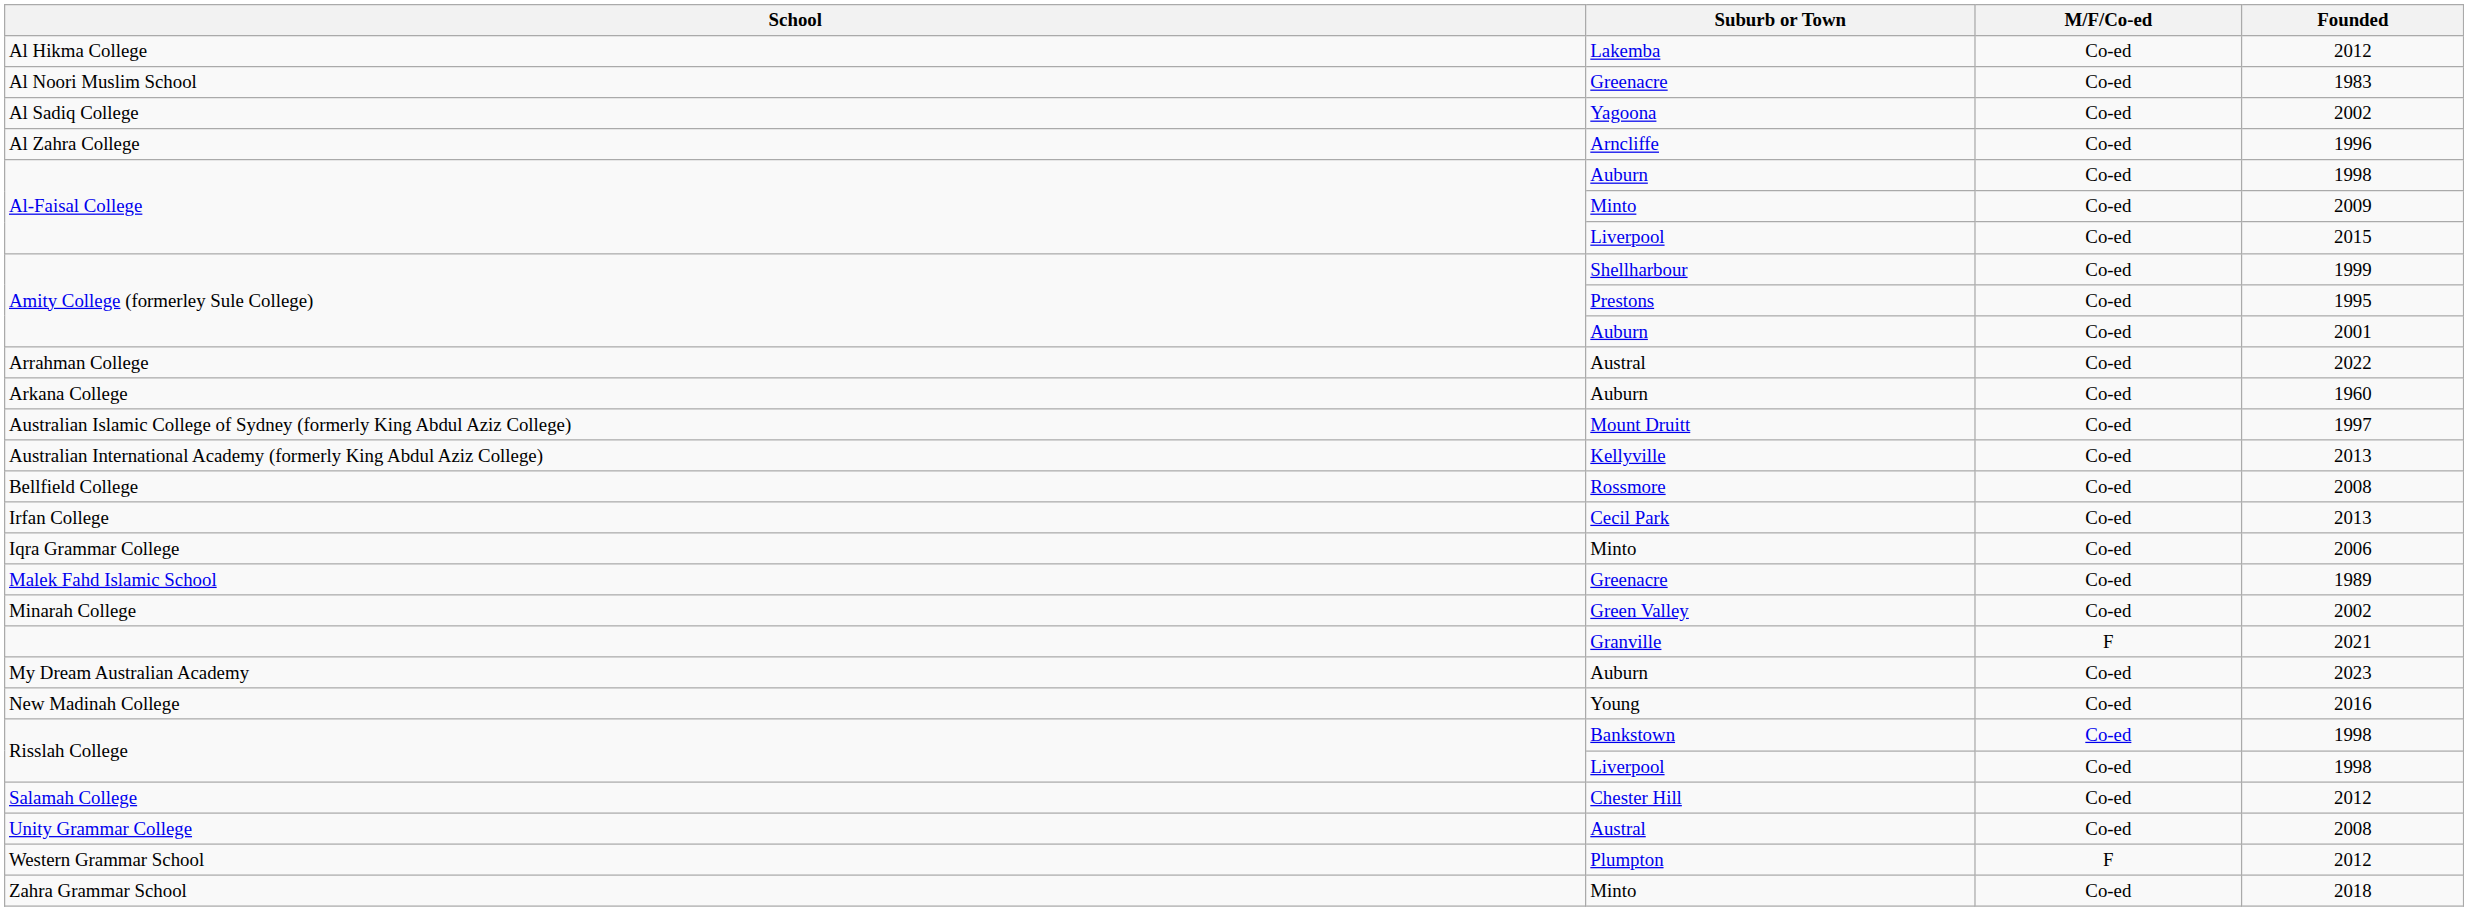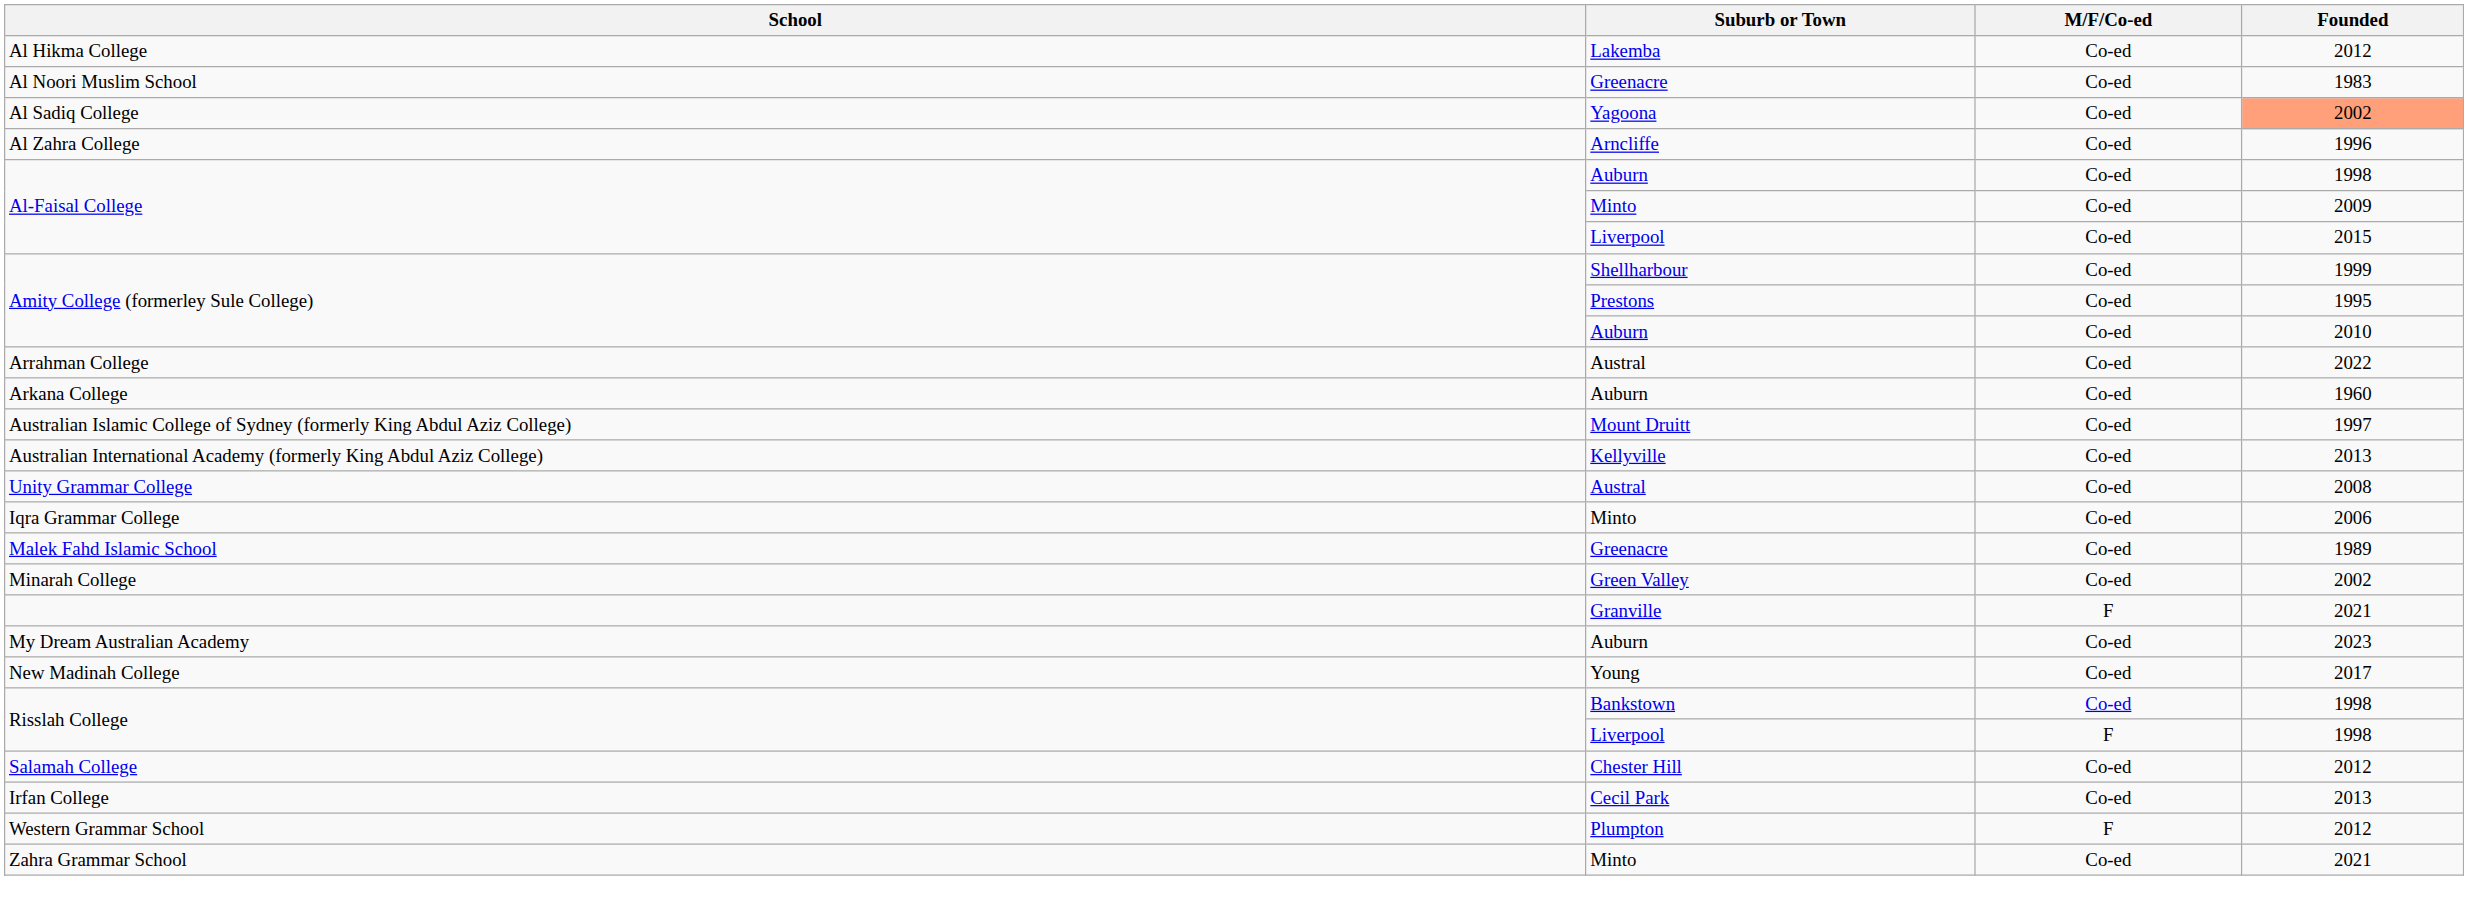(2353, 113) no background -> (2353, 113) lightsalmon background
(2353, 331) 2001 -> (2353, 331) 2010
- row: (74, 486)
rows swapped: (59, 517) <-> (101, 828)
(2353, 703) 2016 -> (2353, 672) 2017
(2108, 766) Co-ed -> (2108, 735) F
(2353, 890) 2018 -> (2353, 859) 2021
